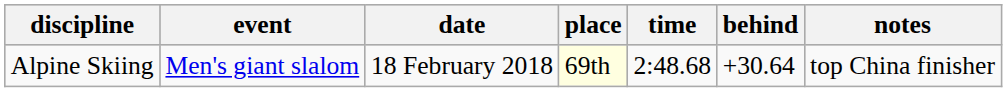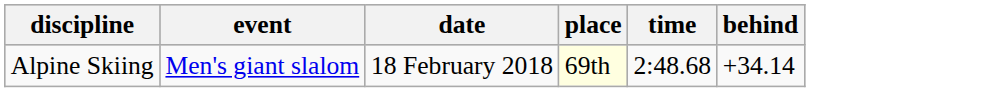- column: (902, 24)
(759, 65) +30.64 -> (759, 65) +34.14
